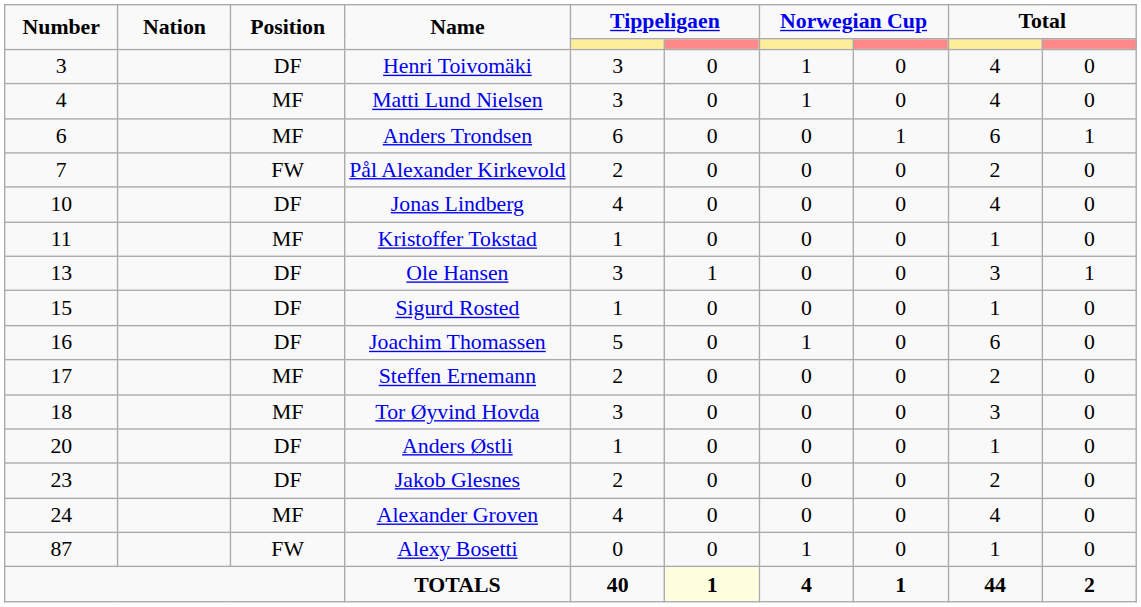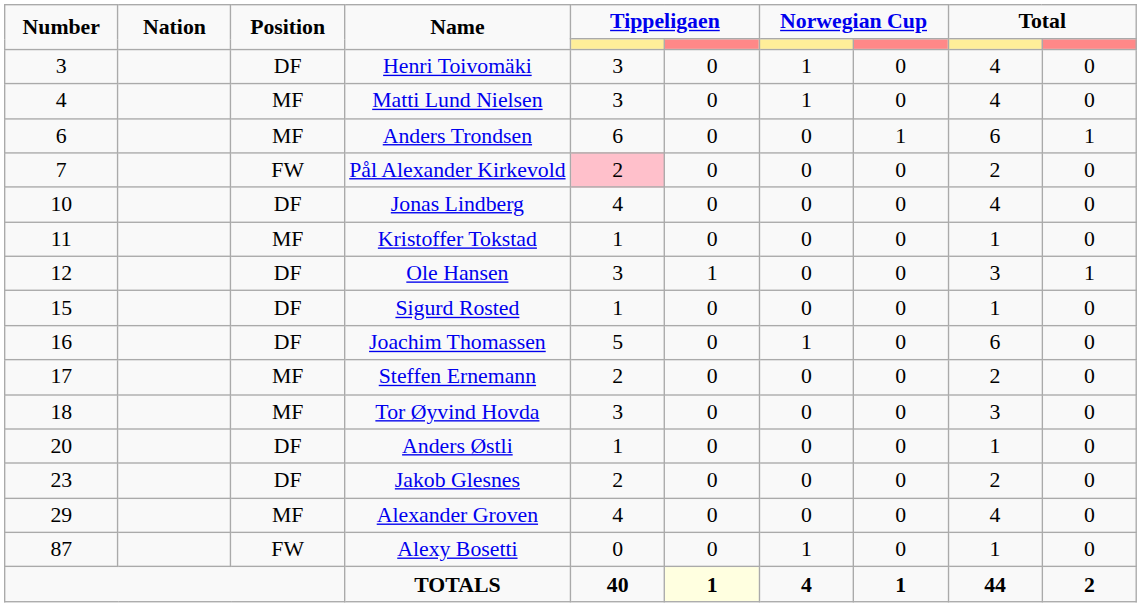(618, 169) no background -> (618, 169) pink background
(61, 273) 13 -> (61, 273) 12
(61, 514) 24 -> (61, 514) 29
